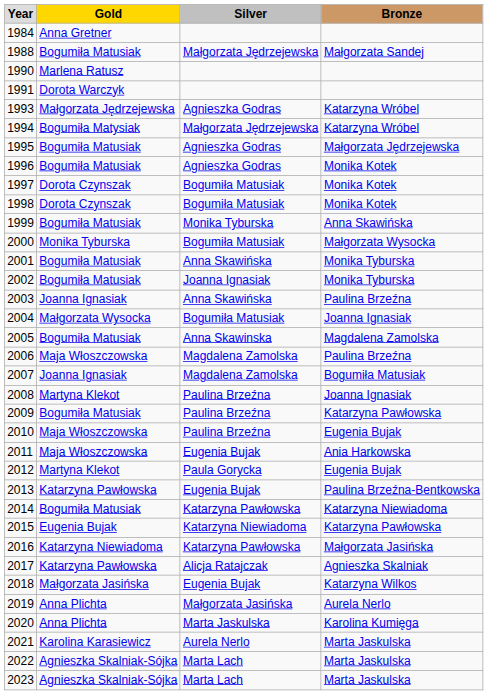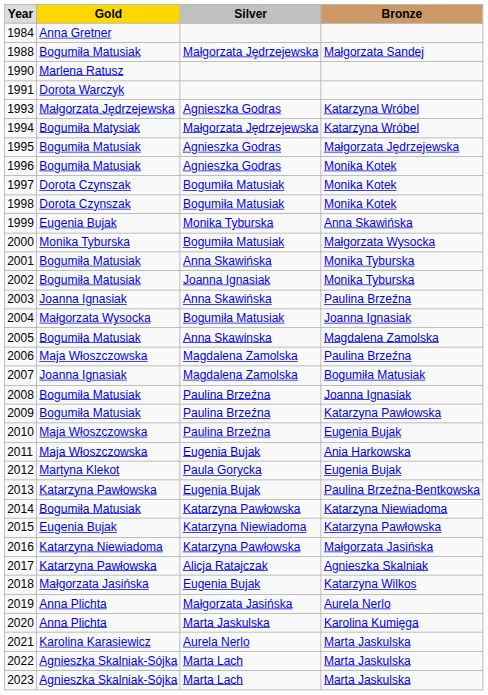(90, 223) Bogumiła Matusiak -> (78, 223) Eugenia Bujak
(79, 394) Martyna Klekot -> (90, 394) Bogumiła Matusiak
